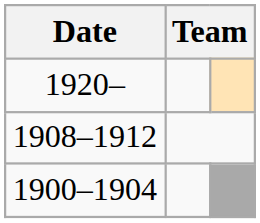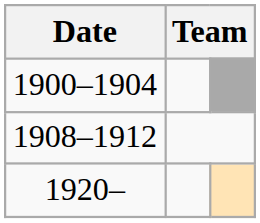rows swapped: (85, 190) <-> (85, 84)
